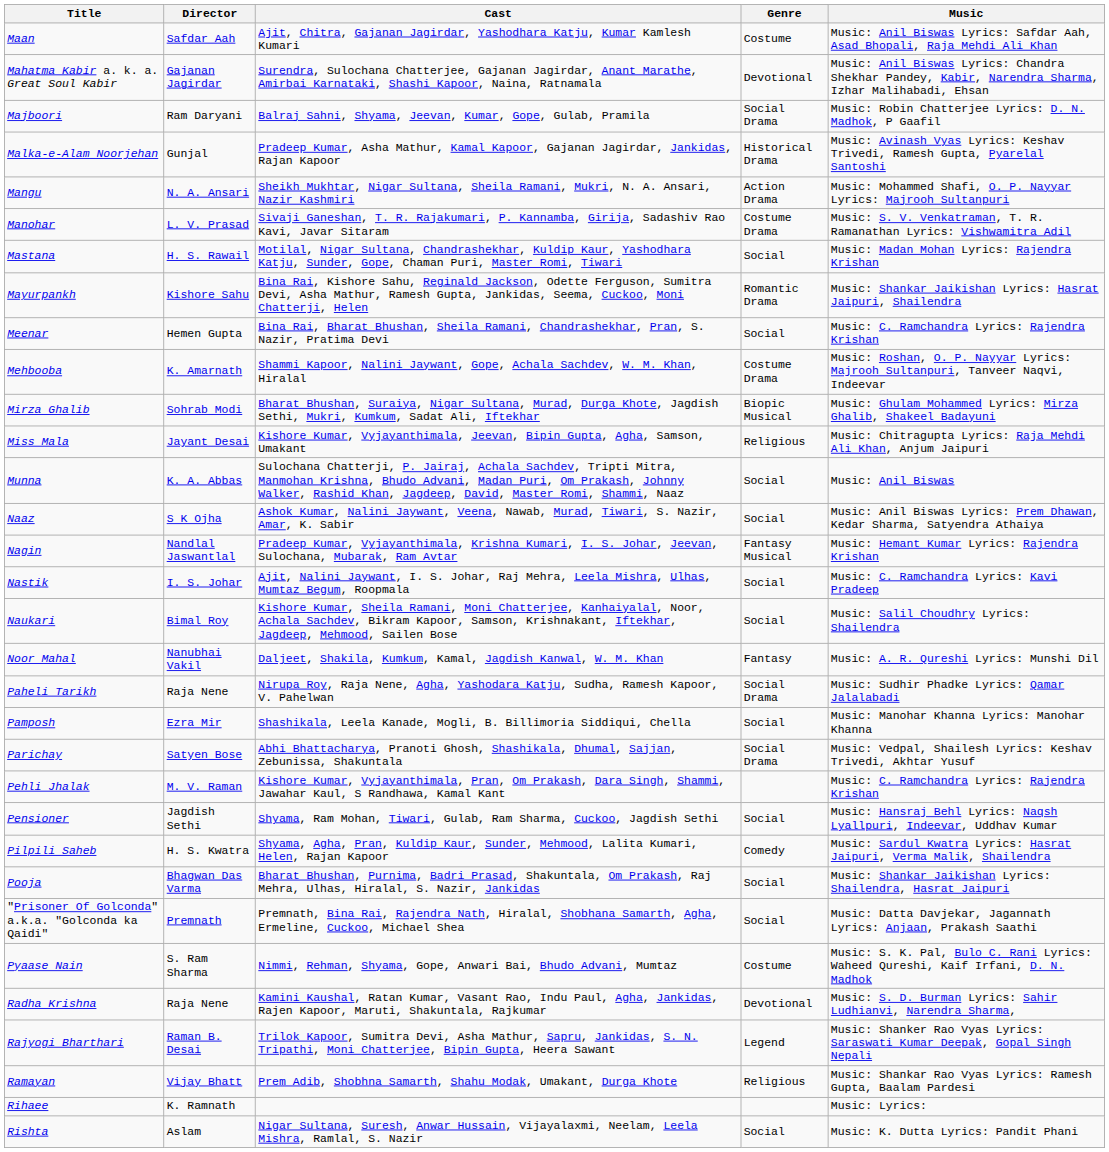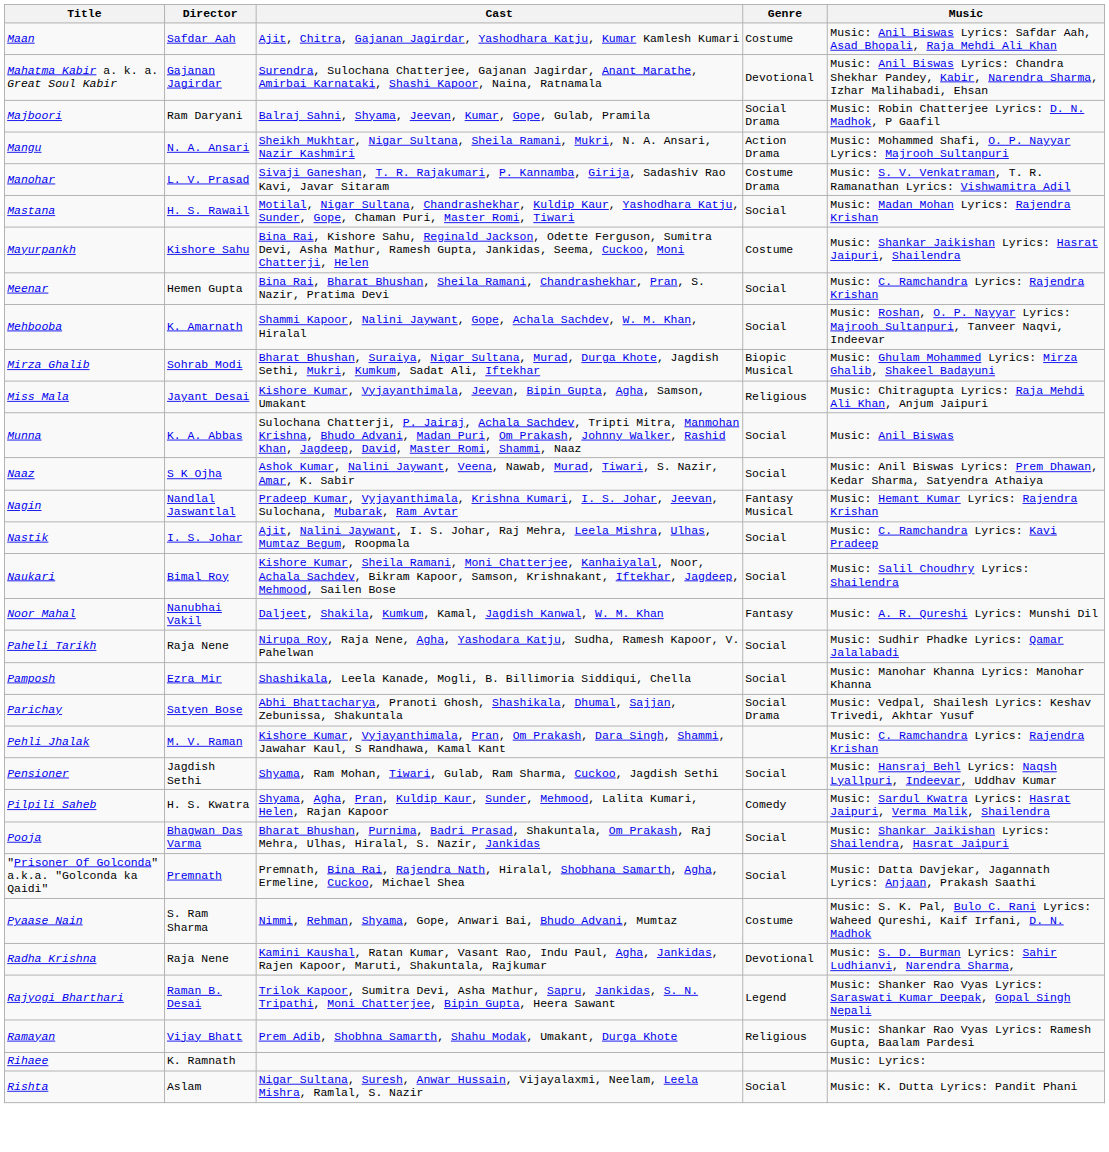- row: (83, 154)
(771, 295) Romantic Drama -> (769, 250) Costume
(768, 372) Costume Drama -> (766, 327) Social
(764, 691) Social Drama -> (766, 646) Social
